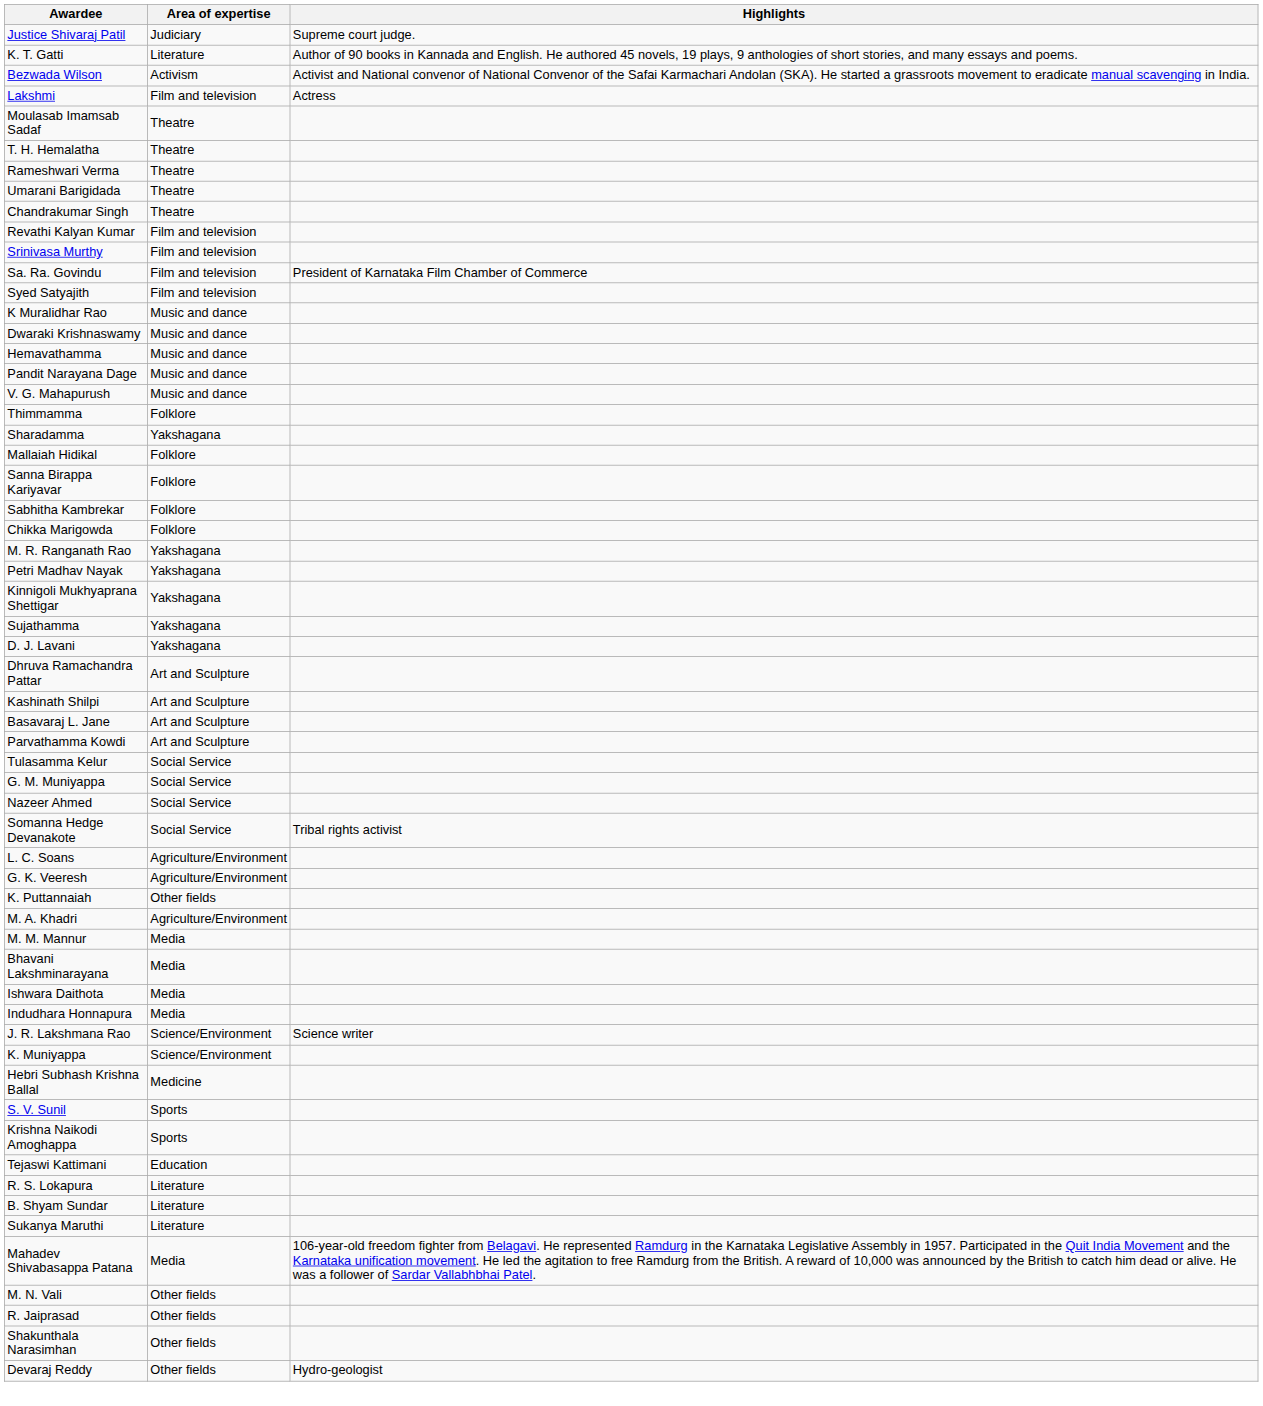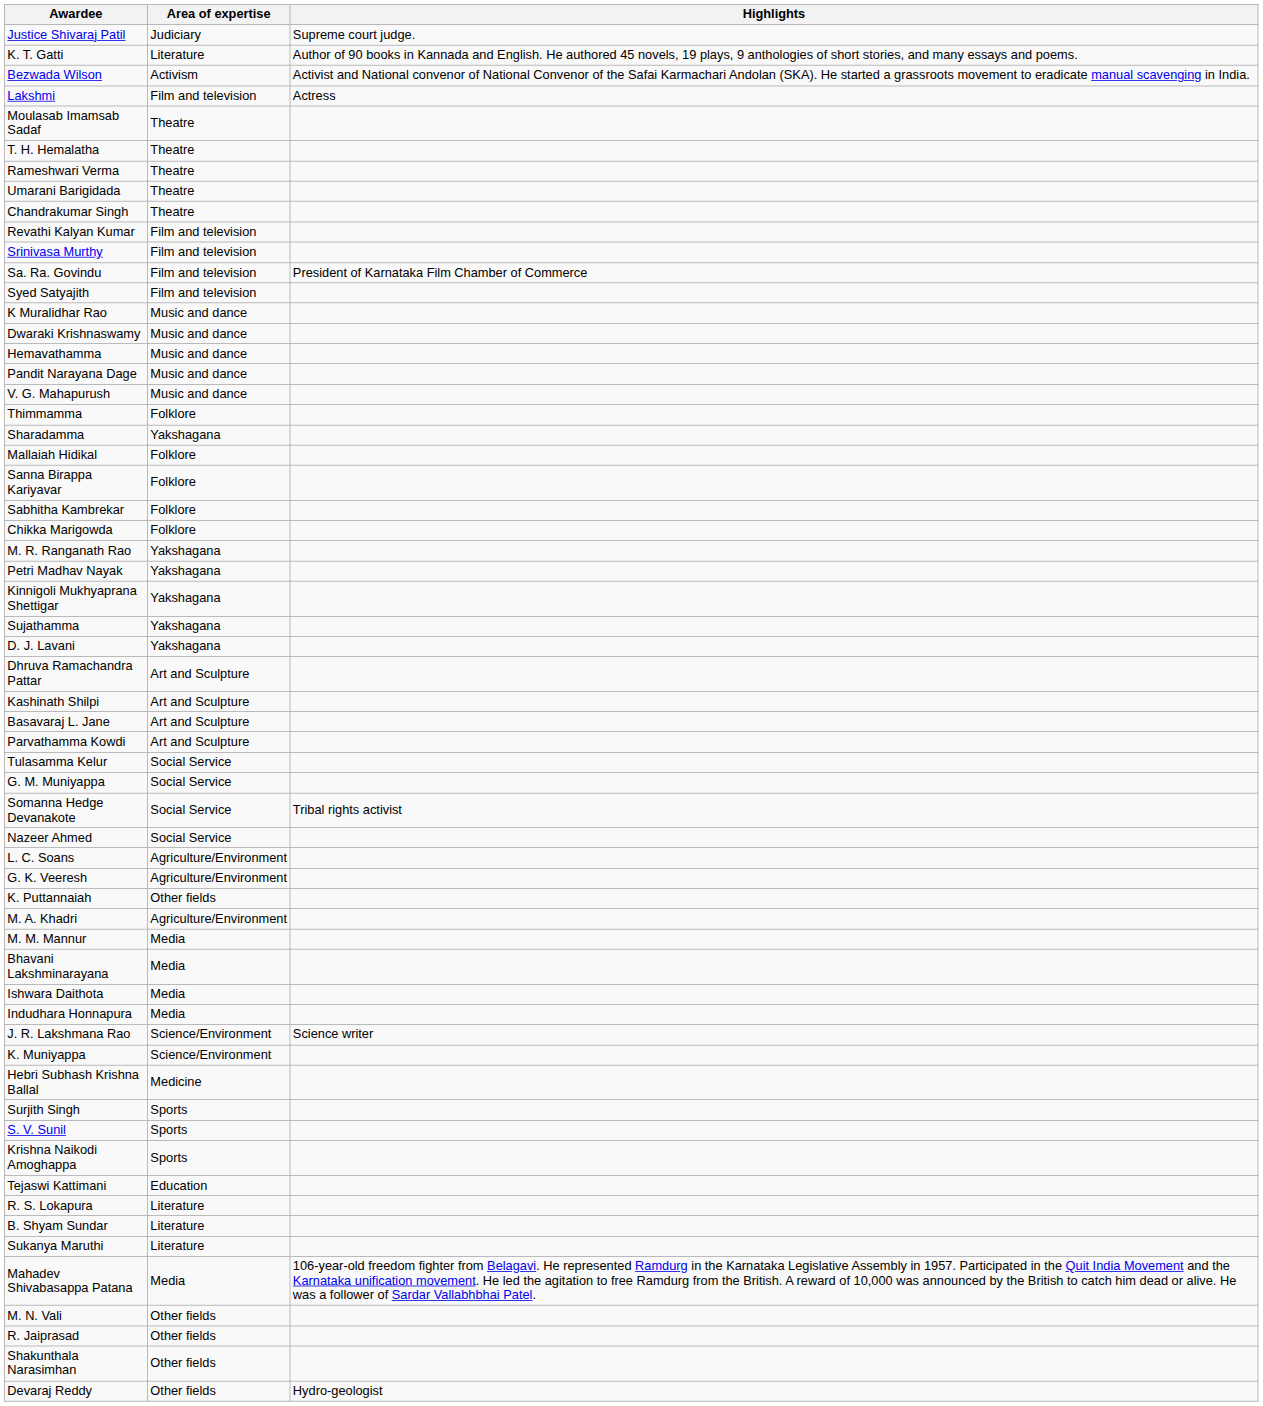rows swapped: (55, 830) <-> (50, 803)
+ row: (44, 1110)
